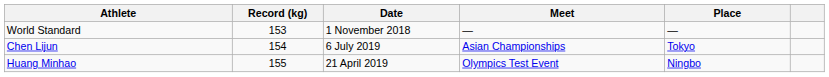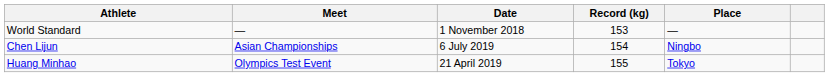columns swapped: (278, 13) <-> (562, 13)
(681, 47) Tokyo -> (684, 47) Ningbo
(684, 64) Ningbo -> (681, 64) Tokyo
